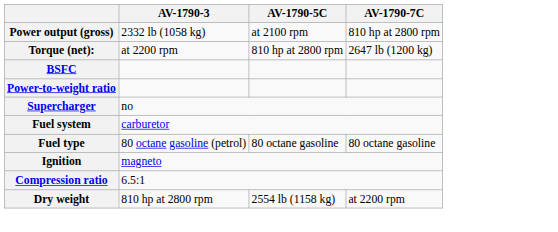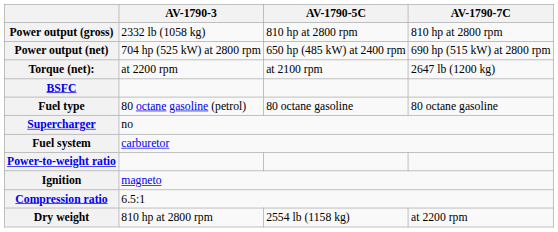(280, 32) at 2100 rpm -> (312, 32) 810 hp at 2800 rpm
+ row: (61, 50)
(297, 50) 810 hp at 2800 rpm -> (294, 69) at 2100 rpm
rows swapped: (61, 87) <-> (61, 143)
